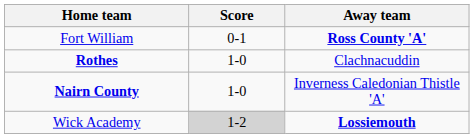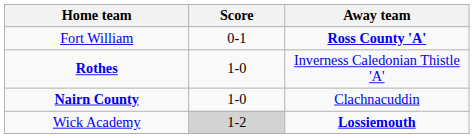(377, 60) Clachnacuddin -> (377, 68) Inverness Caledonian Thistle 'A'
(377, 91) Inverness Caledonian Thistle 'A' -> (377, 99) Clachnacuddin
